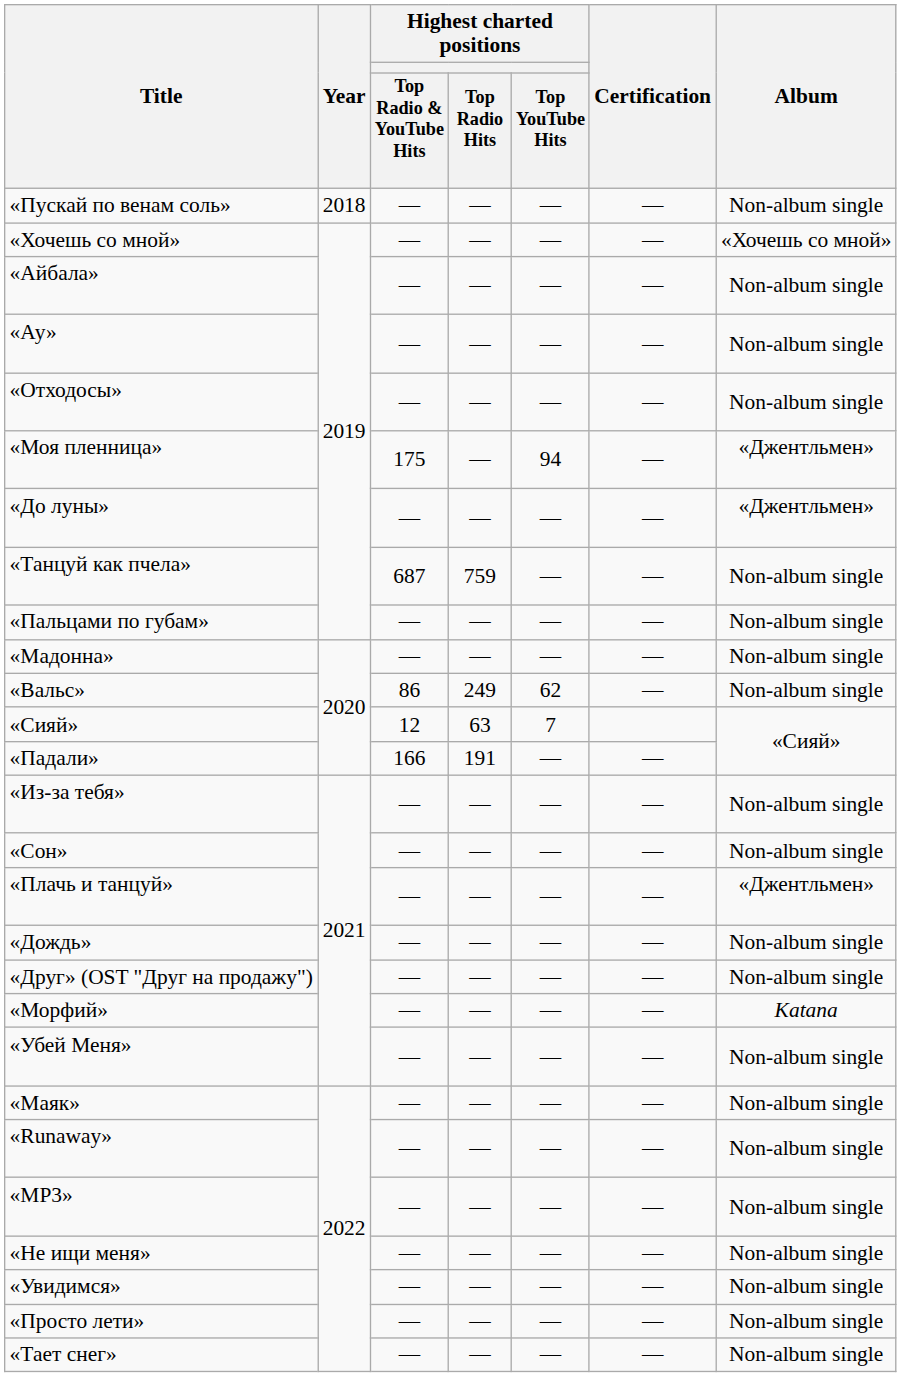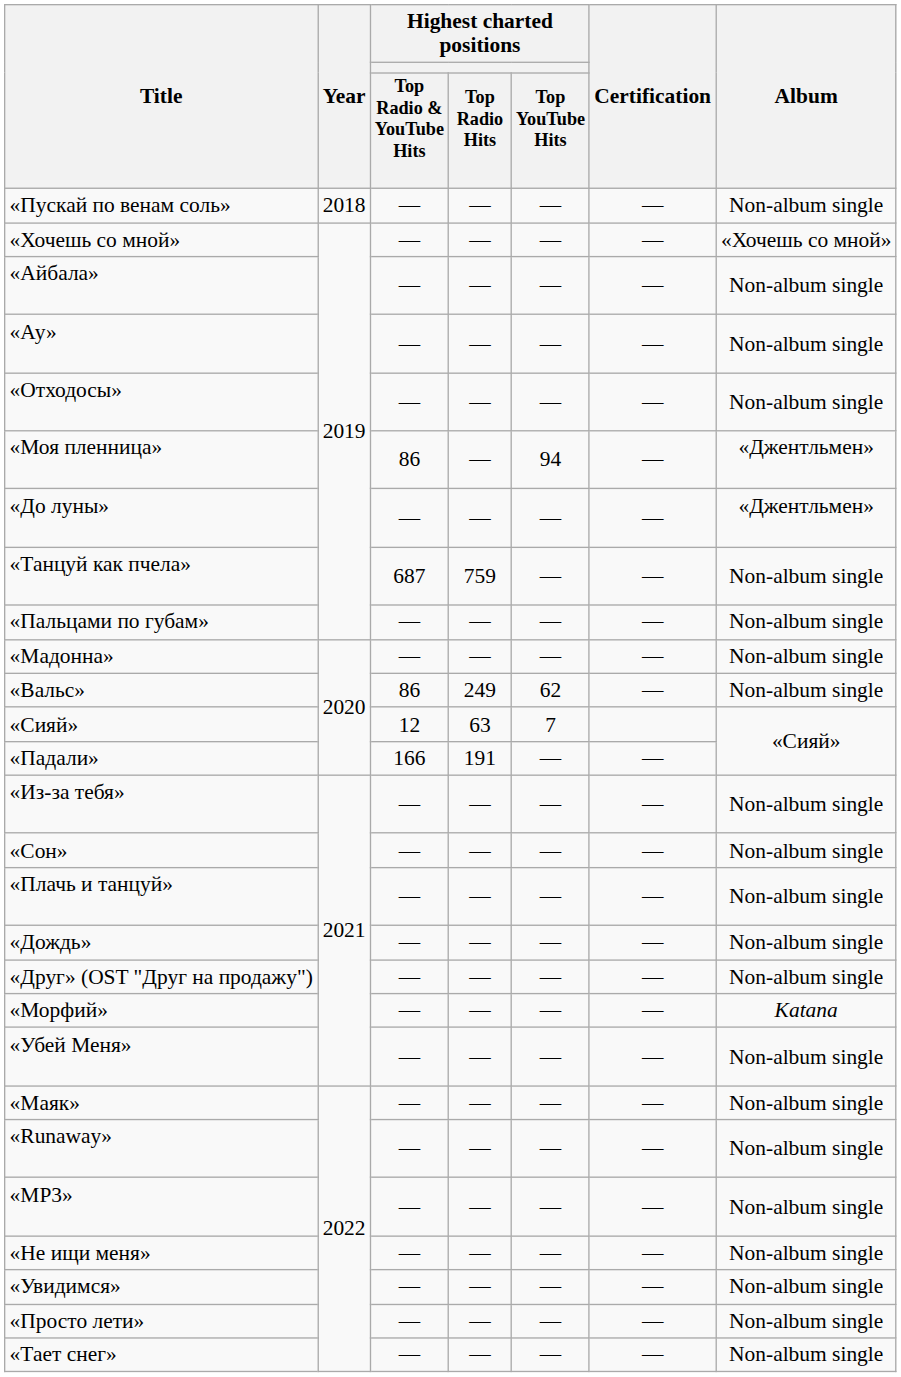(409, 459) 175 -> (409, 459) 86
(806, 884) «Джентльмен» -> (806, 896) Non-album single
